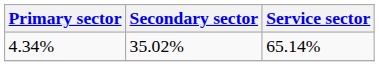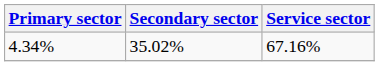(293, 46) 65.14% -> (293, 46) 67.16%
